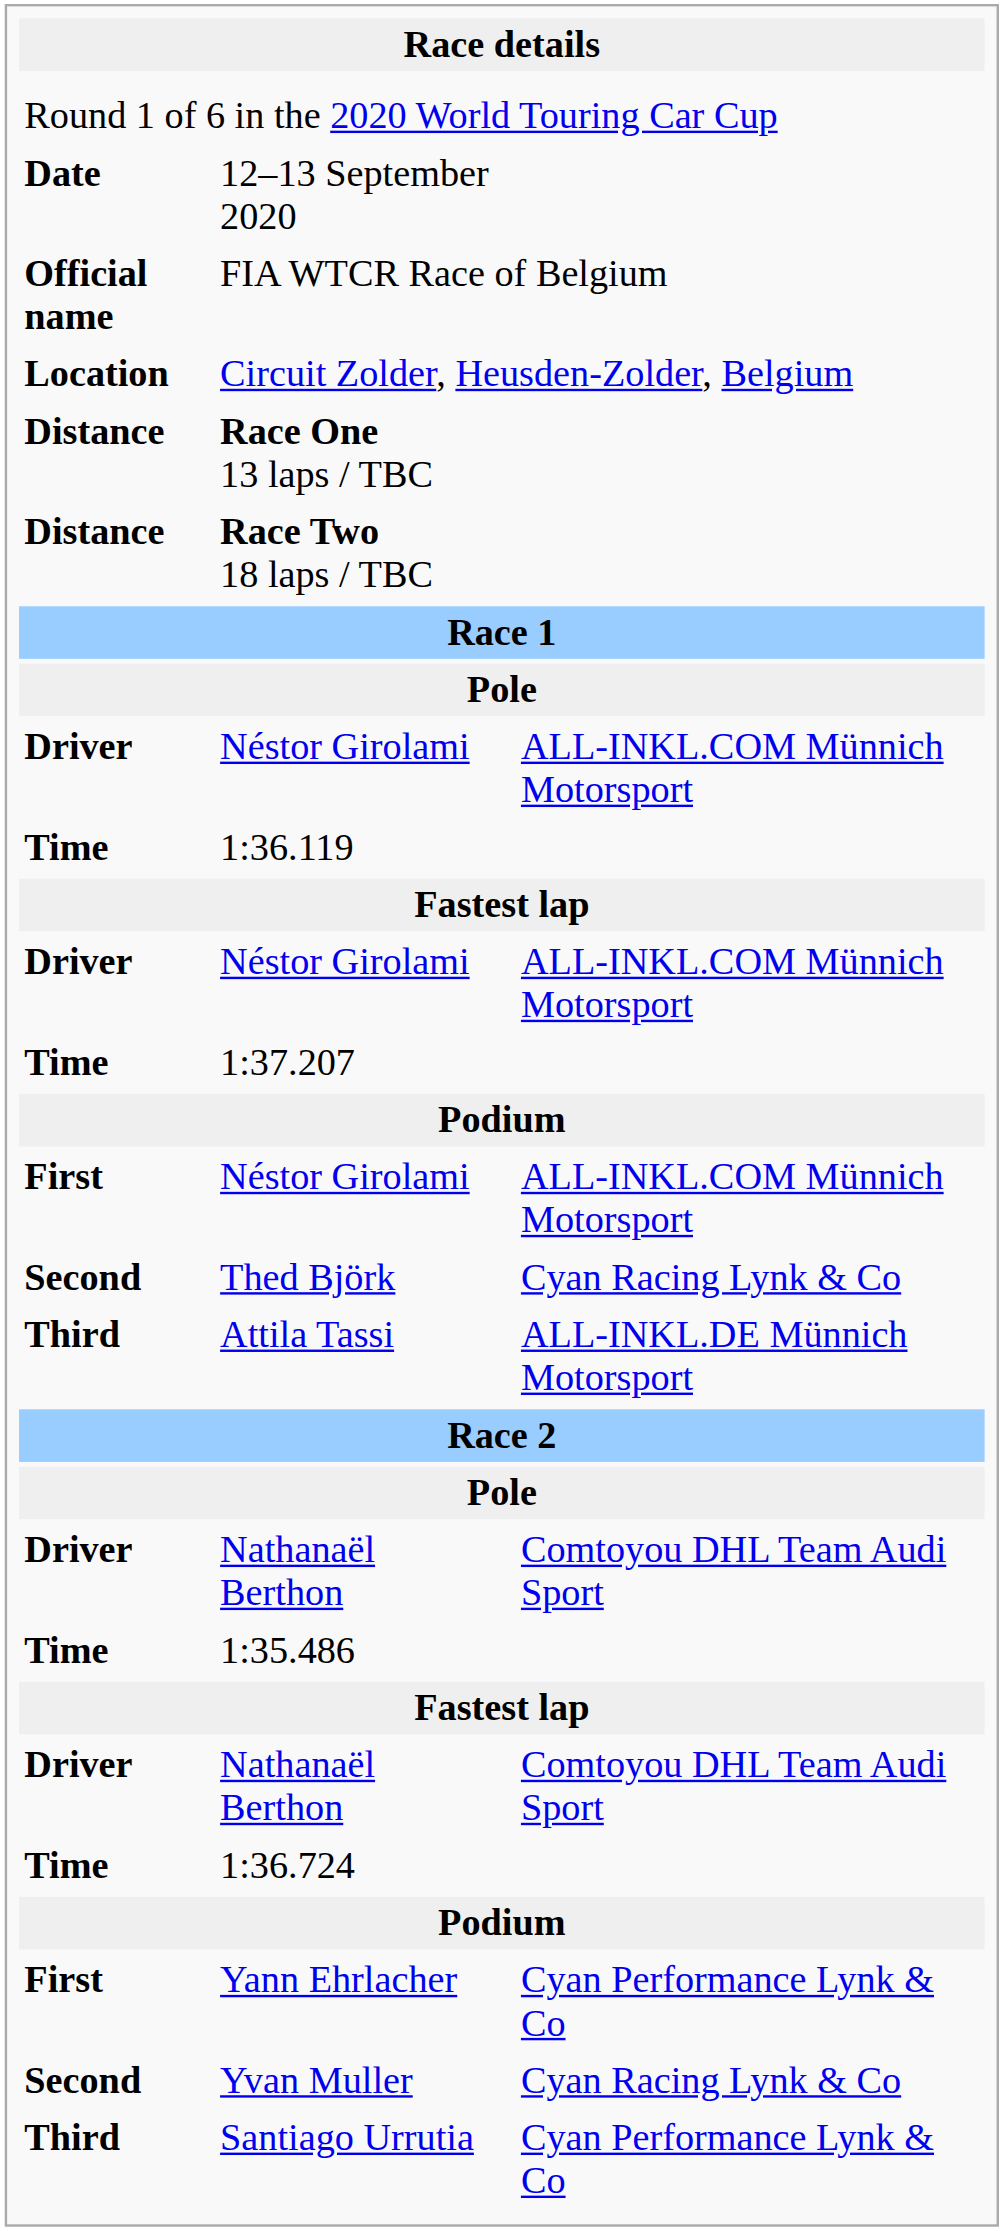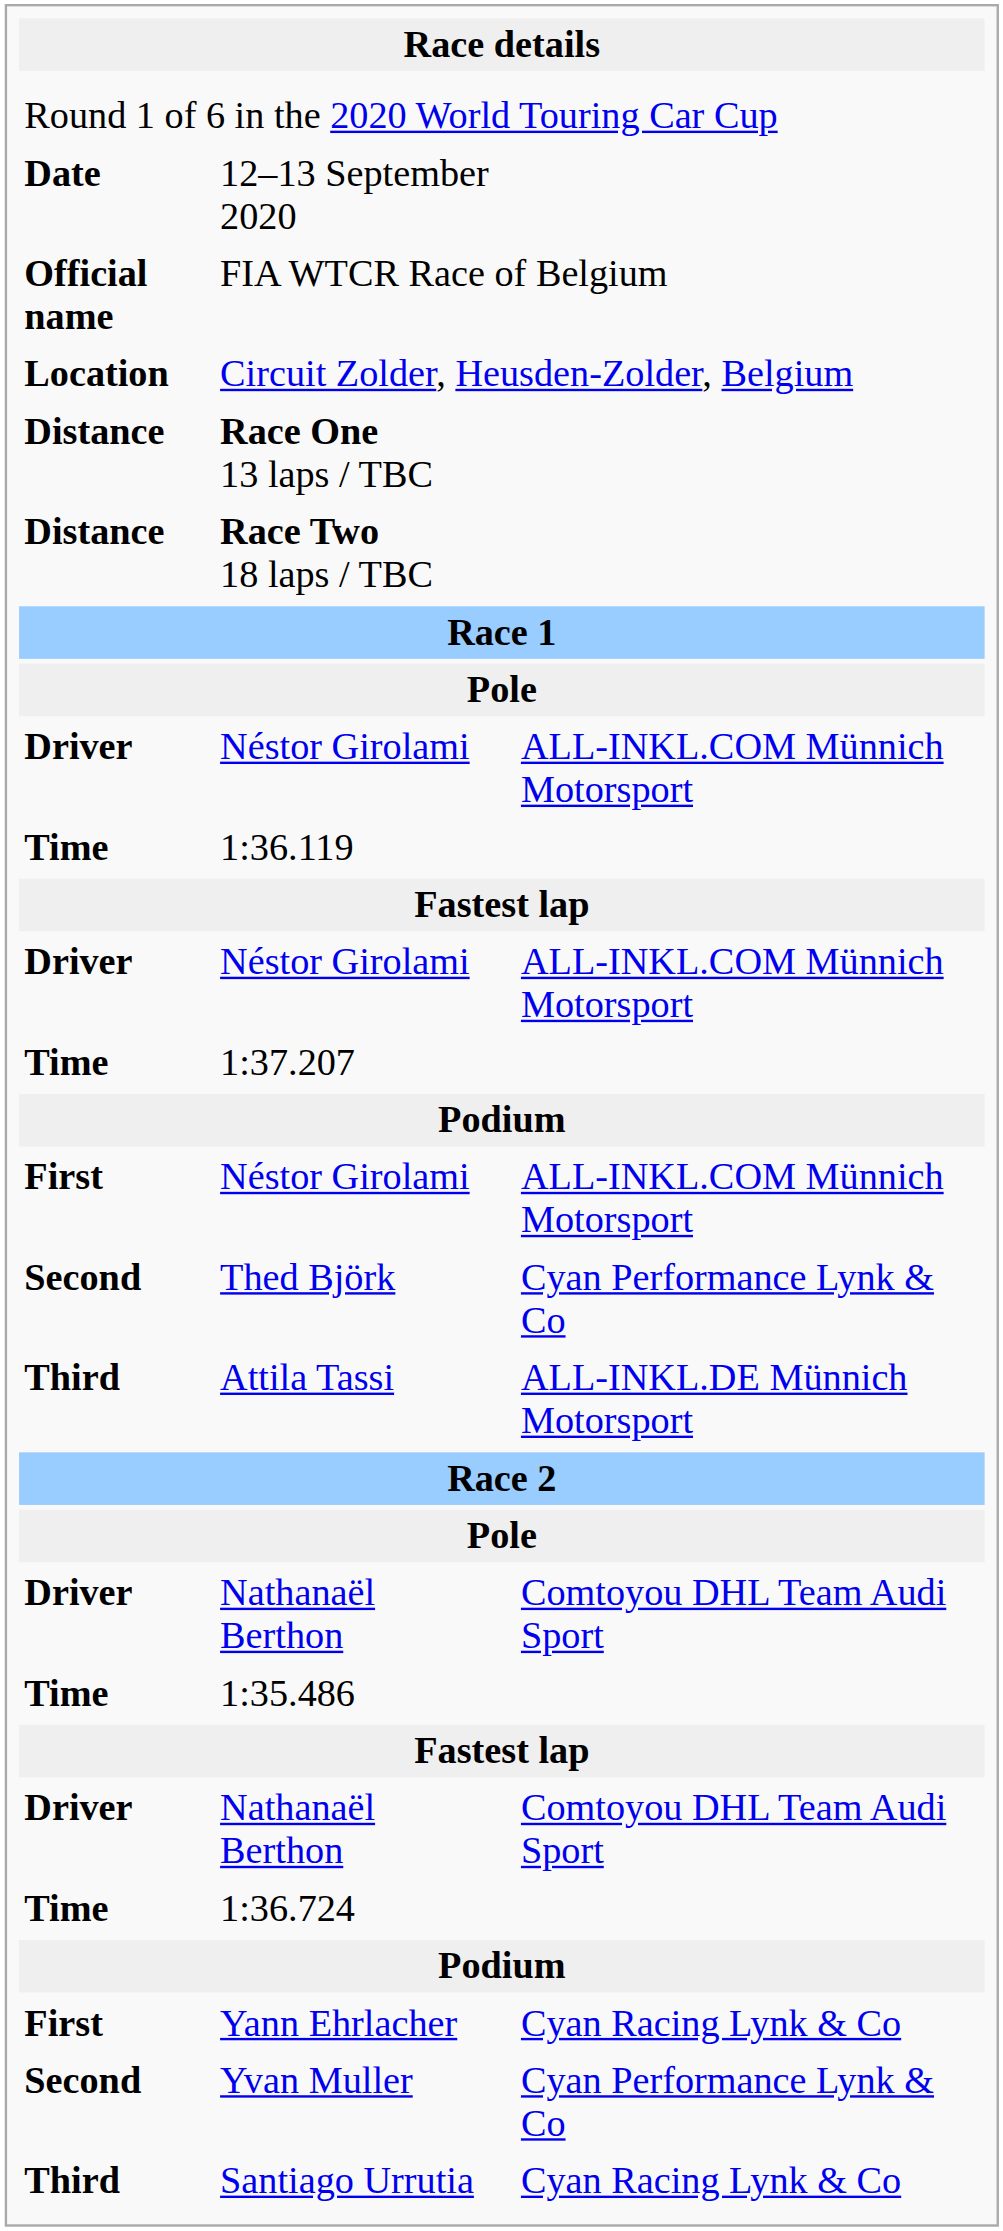(711, 1277) Cyan Racing Lynk & Co -> (727, 1299) Cyan Performance Lynk & Co
(727, 2001) Cyan Performance Lynk & Co -> (711, 2023) Cyan Racing Lynk & Co
(711, 2080) Cyan Racing Lynk & Co -> (727, 2102) Cyan Performance Lynk & Co
(727, 2159) Cyan Performance Lynk & Co -> (711, 2181) Cyan Racing Lynk & Co
